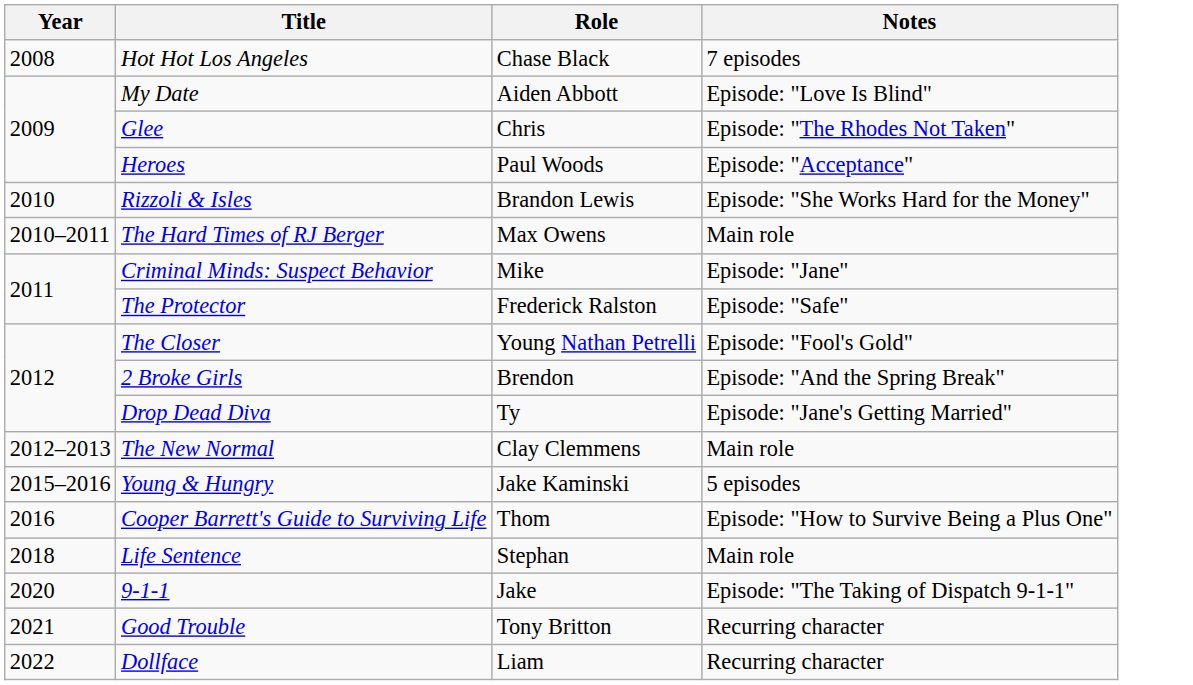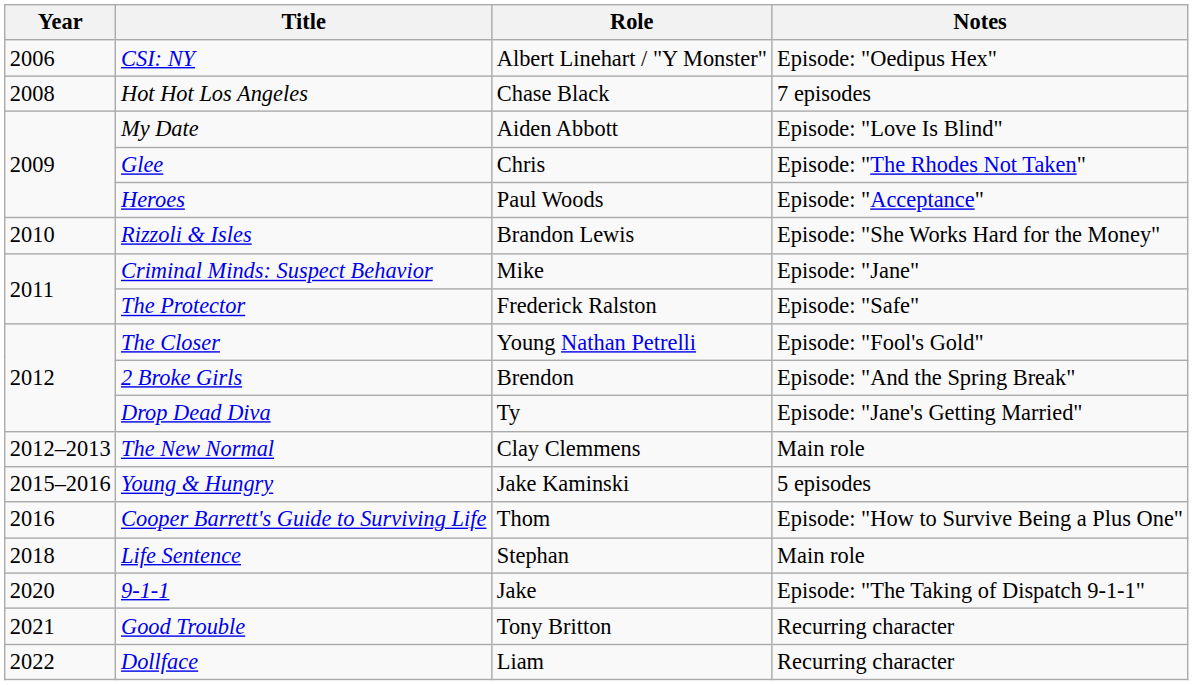+ row: (158, 57)
- row: (252, 235)
